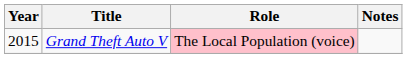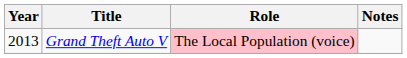(23, 41) 2015 -> (23, 41) 2013
